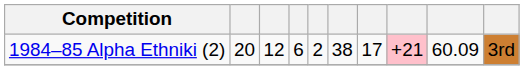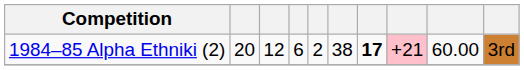(372, 49) normal -> (372, 49) bold
(455, 49) 60.09 -> (455, 49) 60.00
